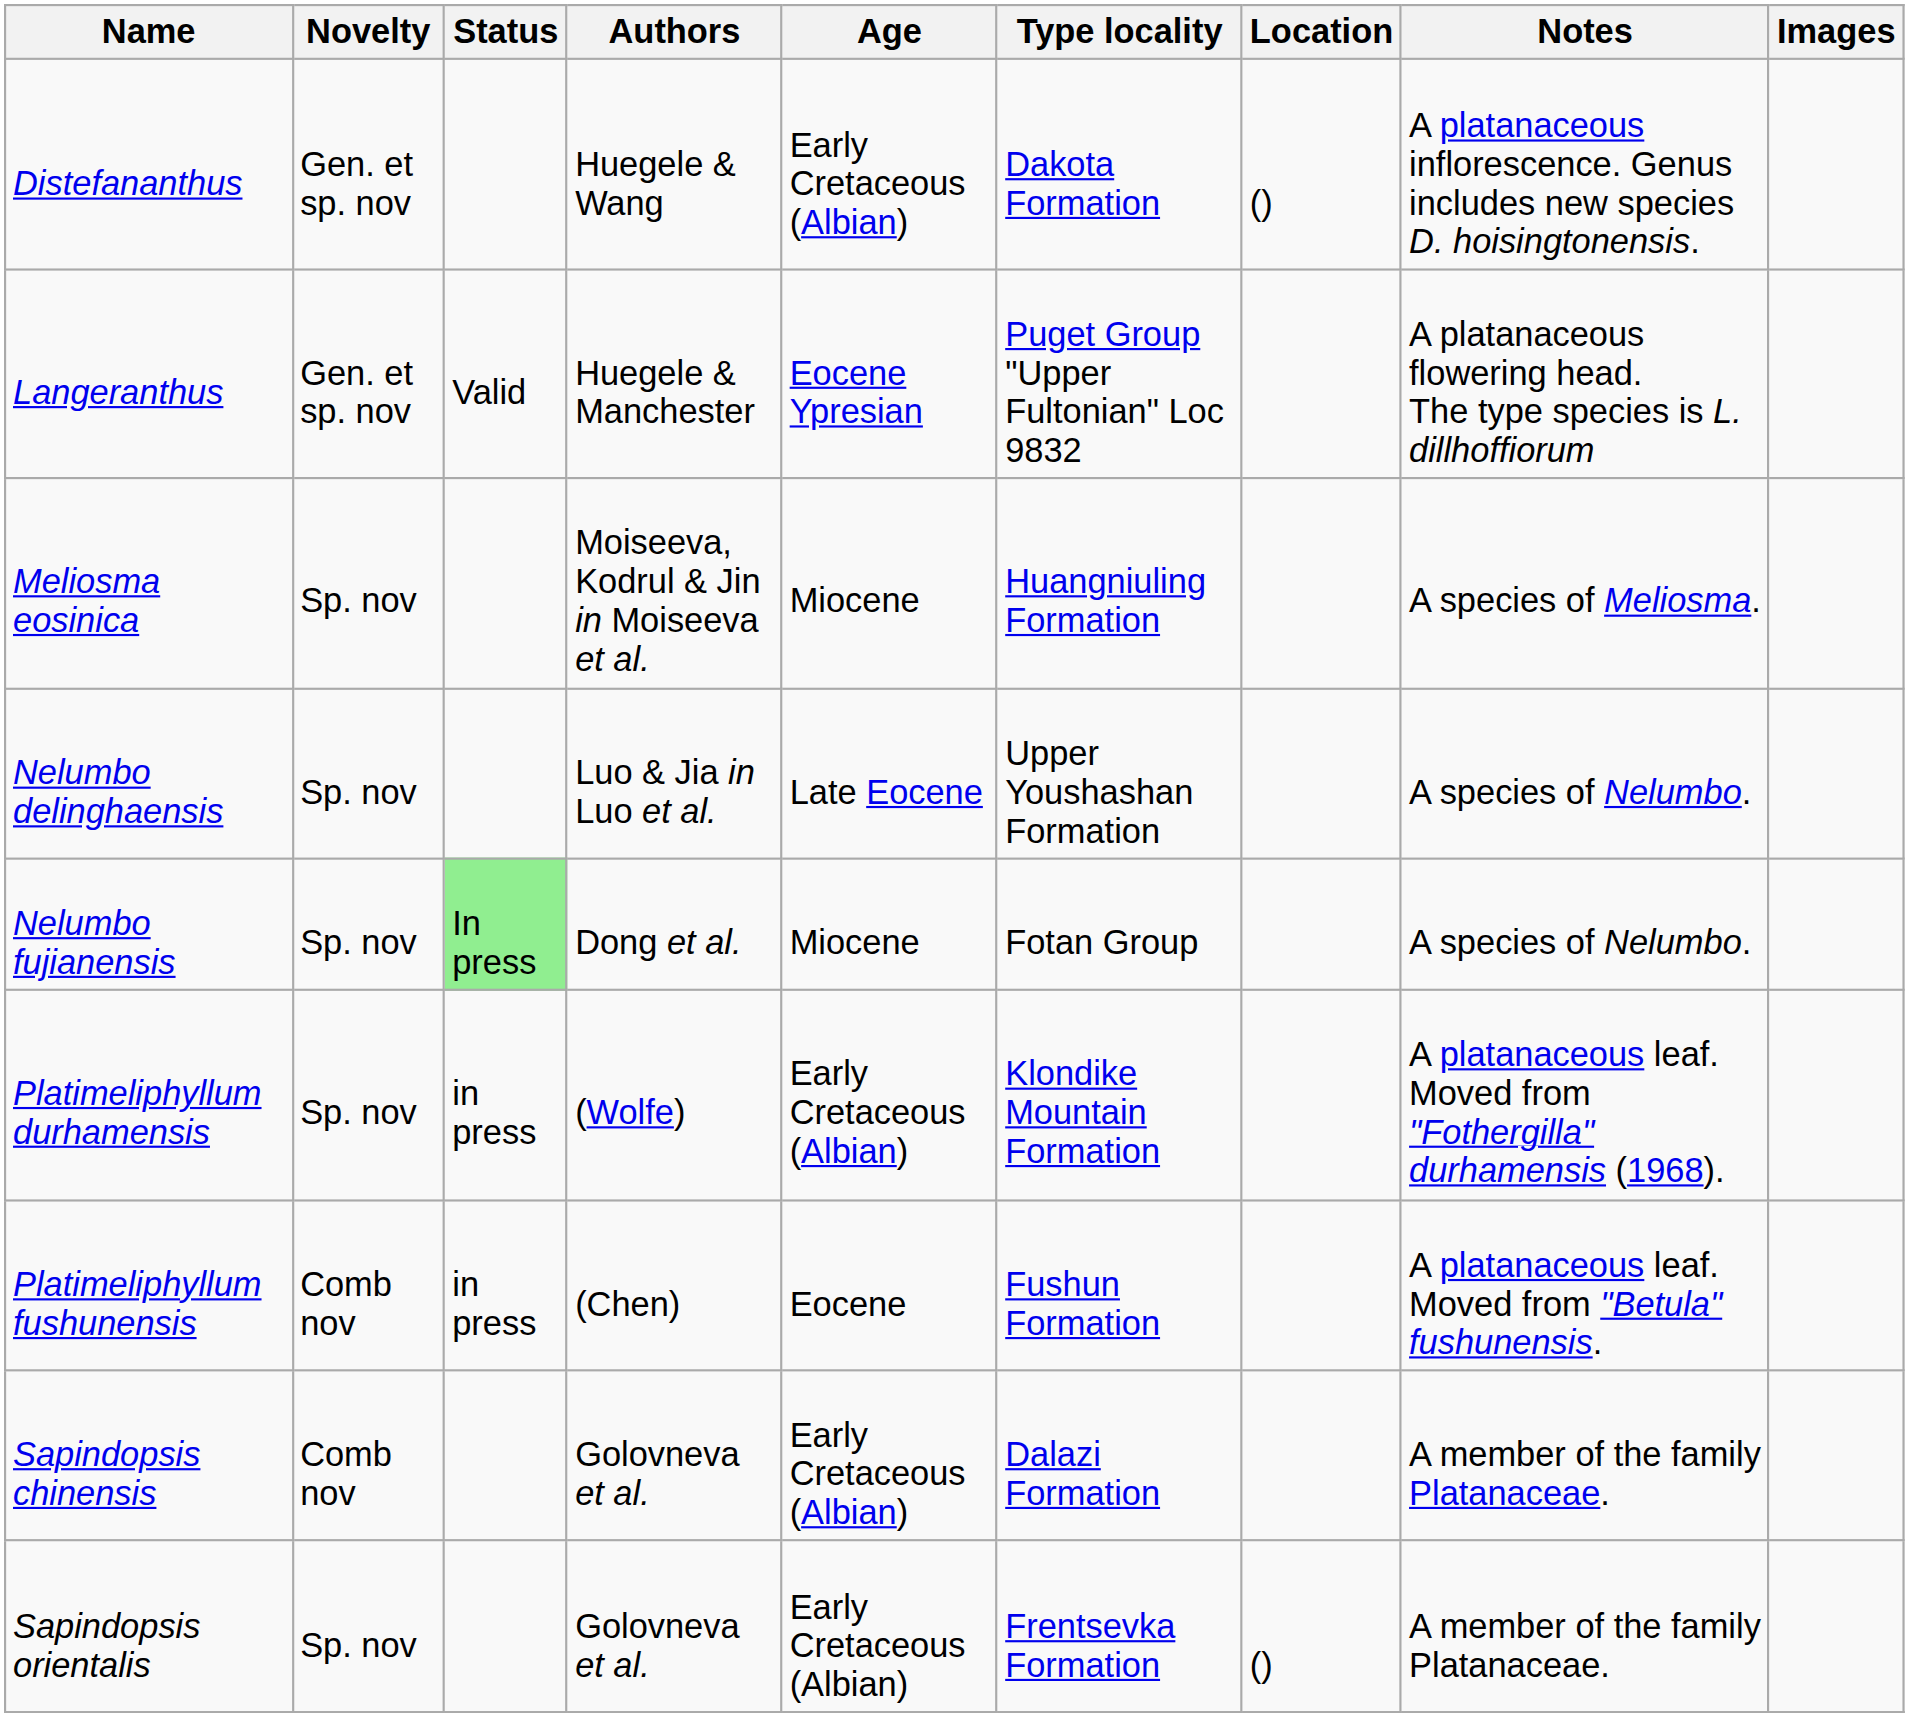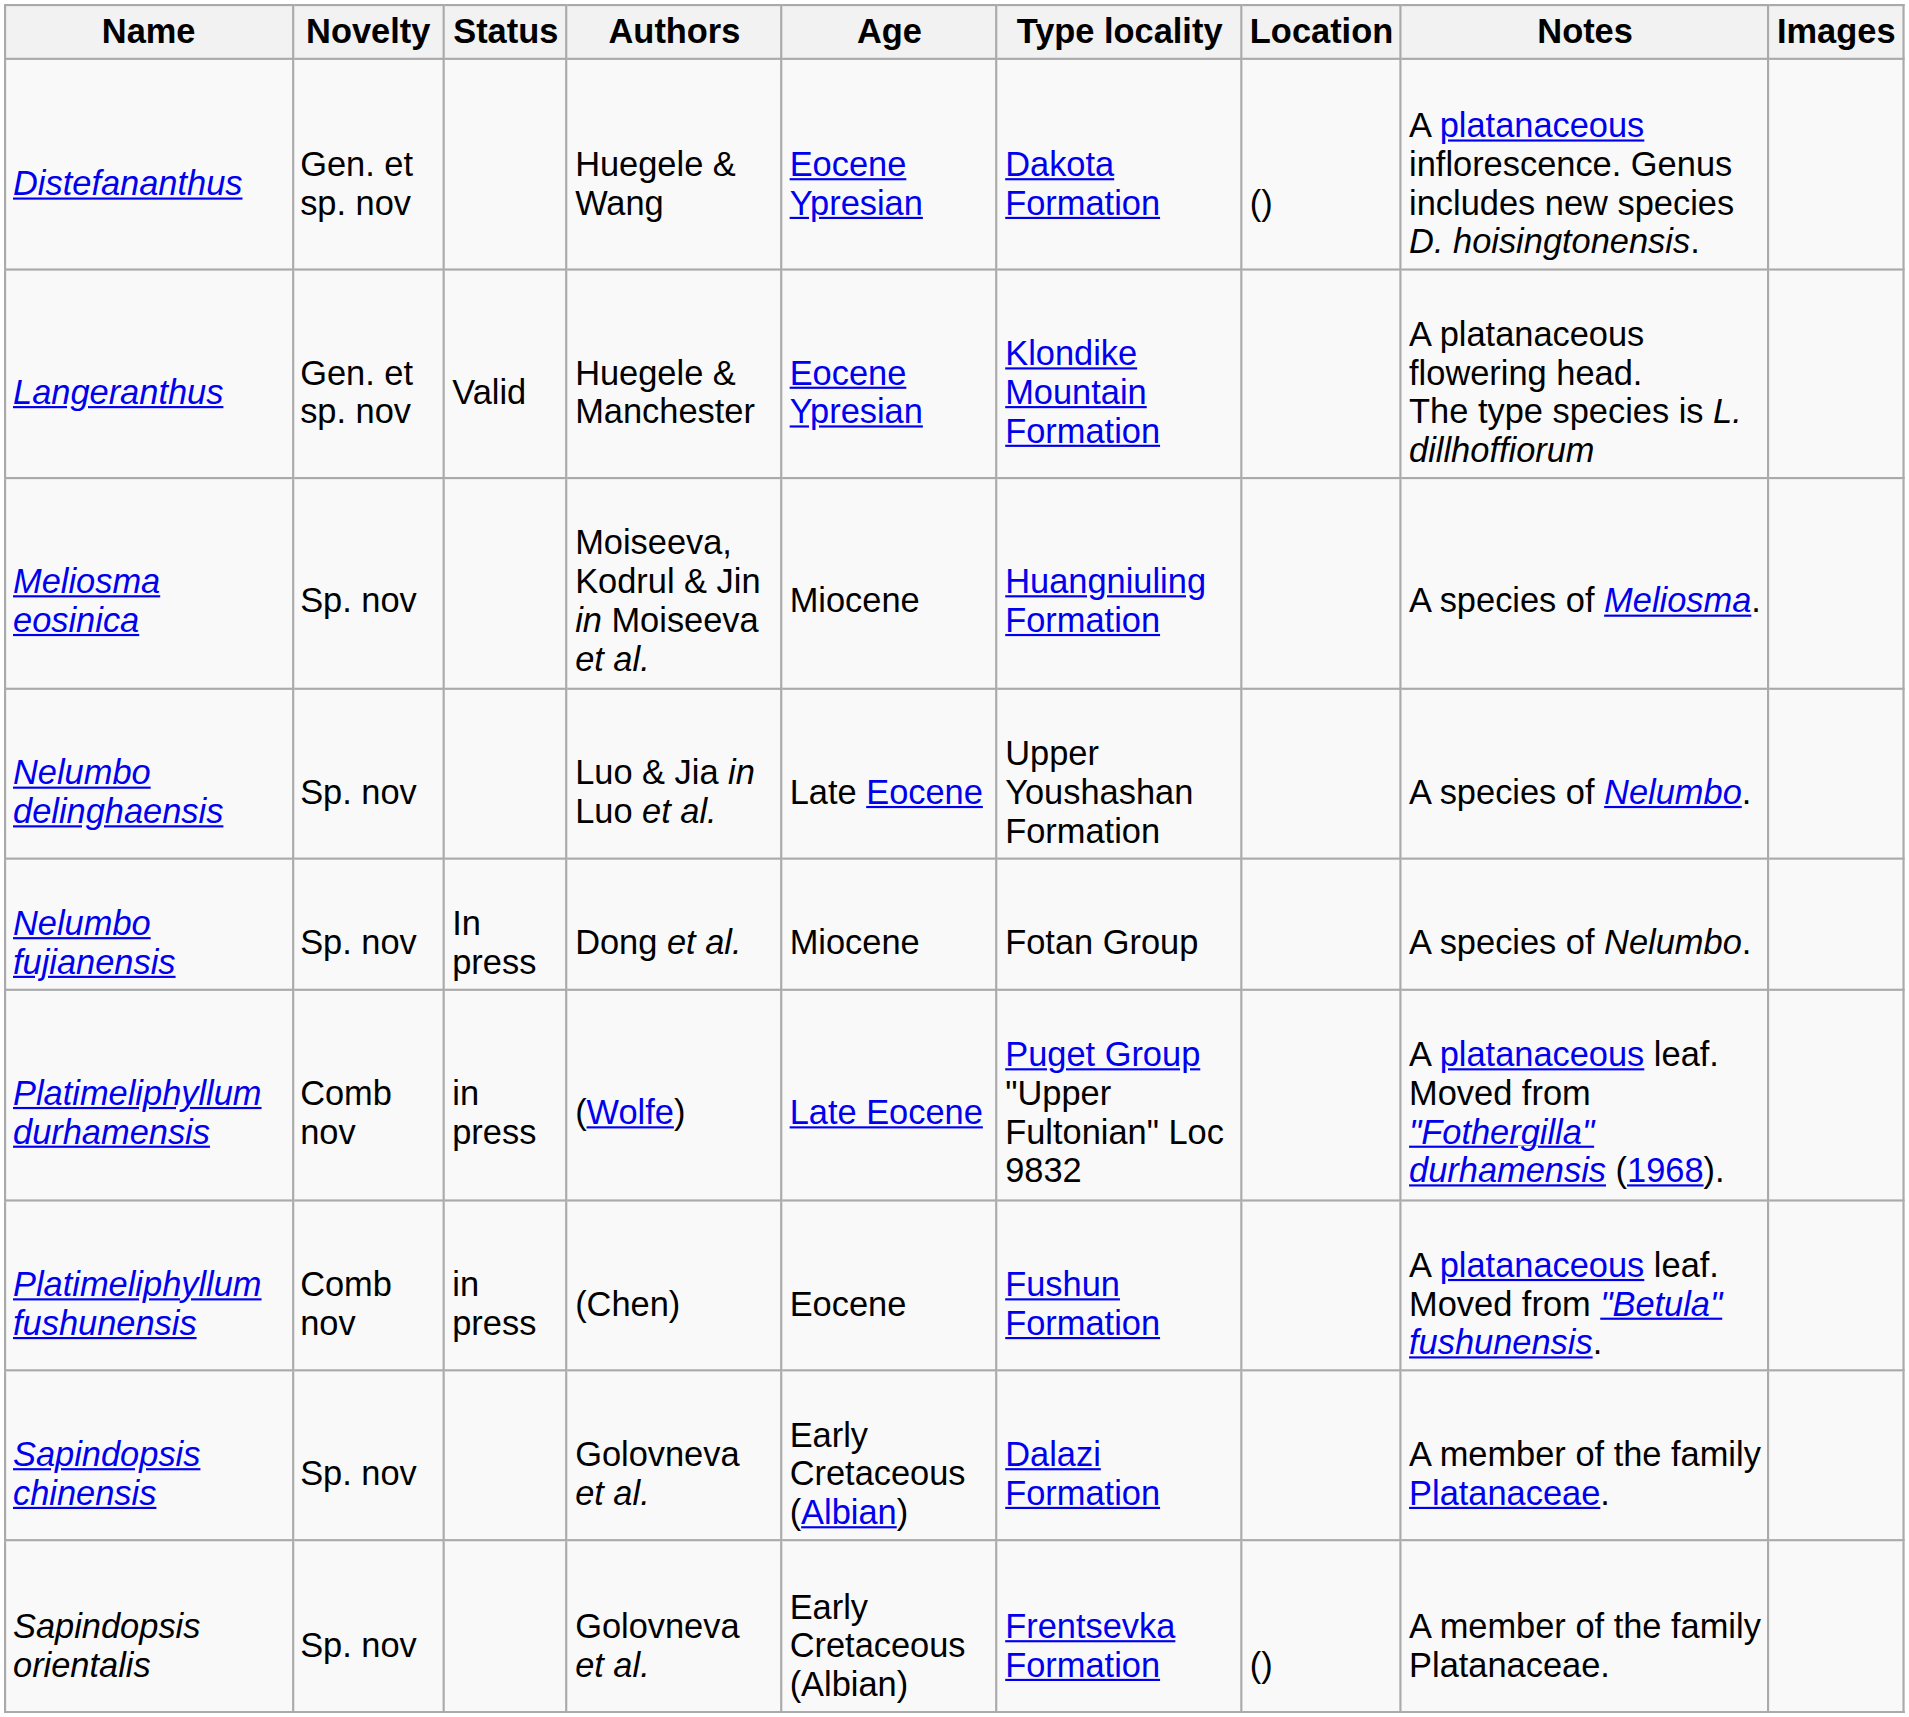(878, 183) Early Cretaceous (Albian) -> (856, 183) Eocene Ypresian
(1115, 392) Puget Group "Upper Fultonian" Loc 9832 -> (1083, 392) Klondike Mountain Formation
(494, 943) lightgreen background -> (494, 943) no background
(358, 1113) Sp. nov -> (346, 1113) Comb nov
(878, 1113) Early Cretaceous (Albian) -> (886, 1113) Late Eocene
(1083, 1113) Klondike Mountain Formation -> (1115, 1113) Puget Group "Upper Fultonian" Loc 9832
(346, 1474) Comb nov -> (358, 1474) Sp. nov
